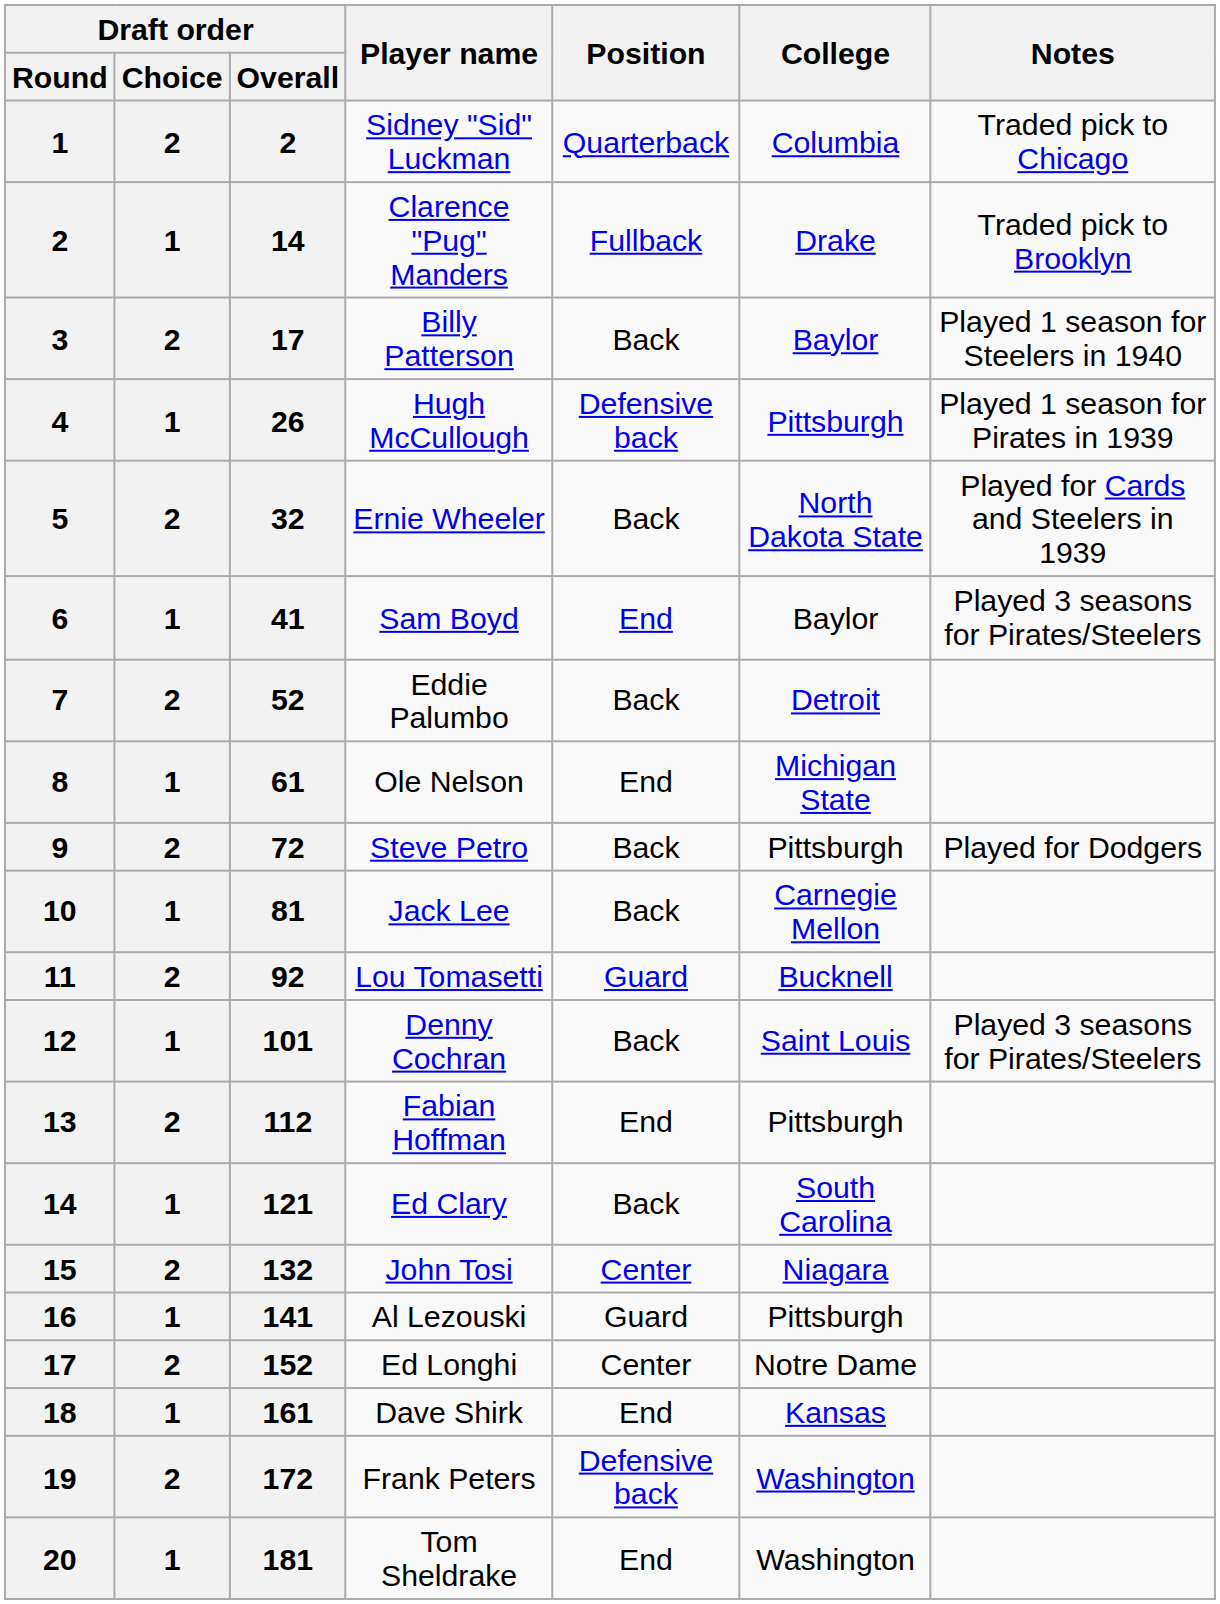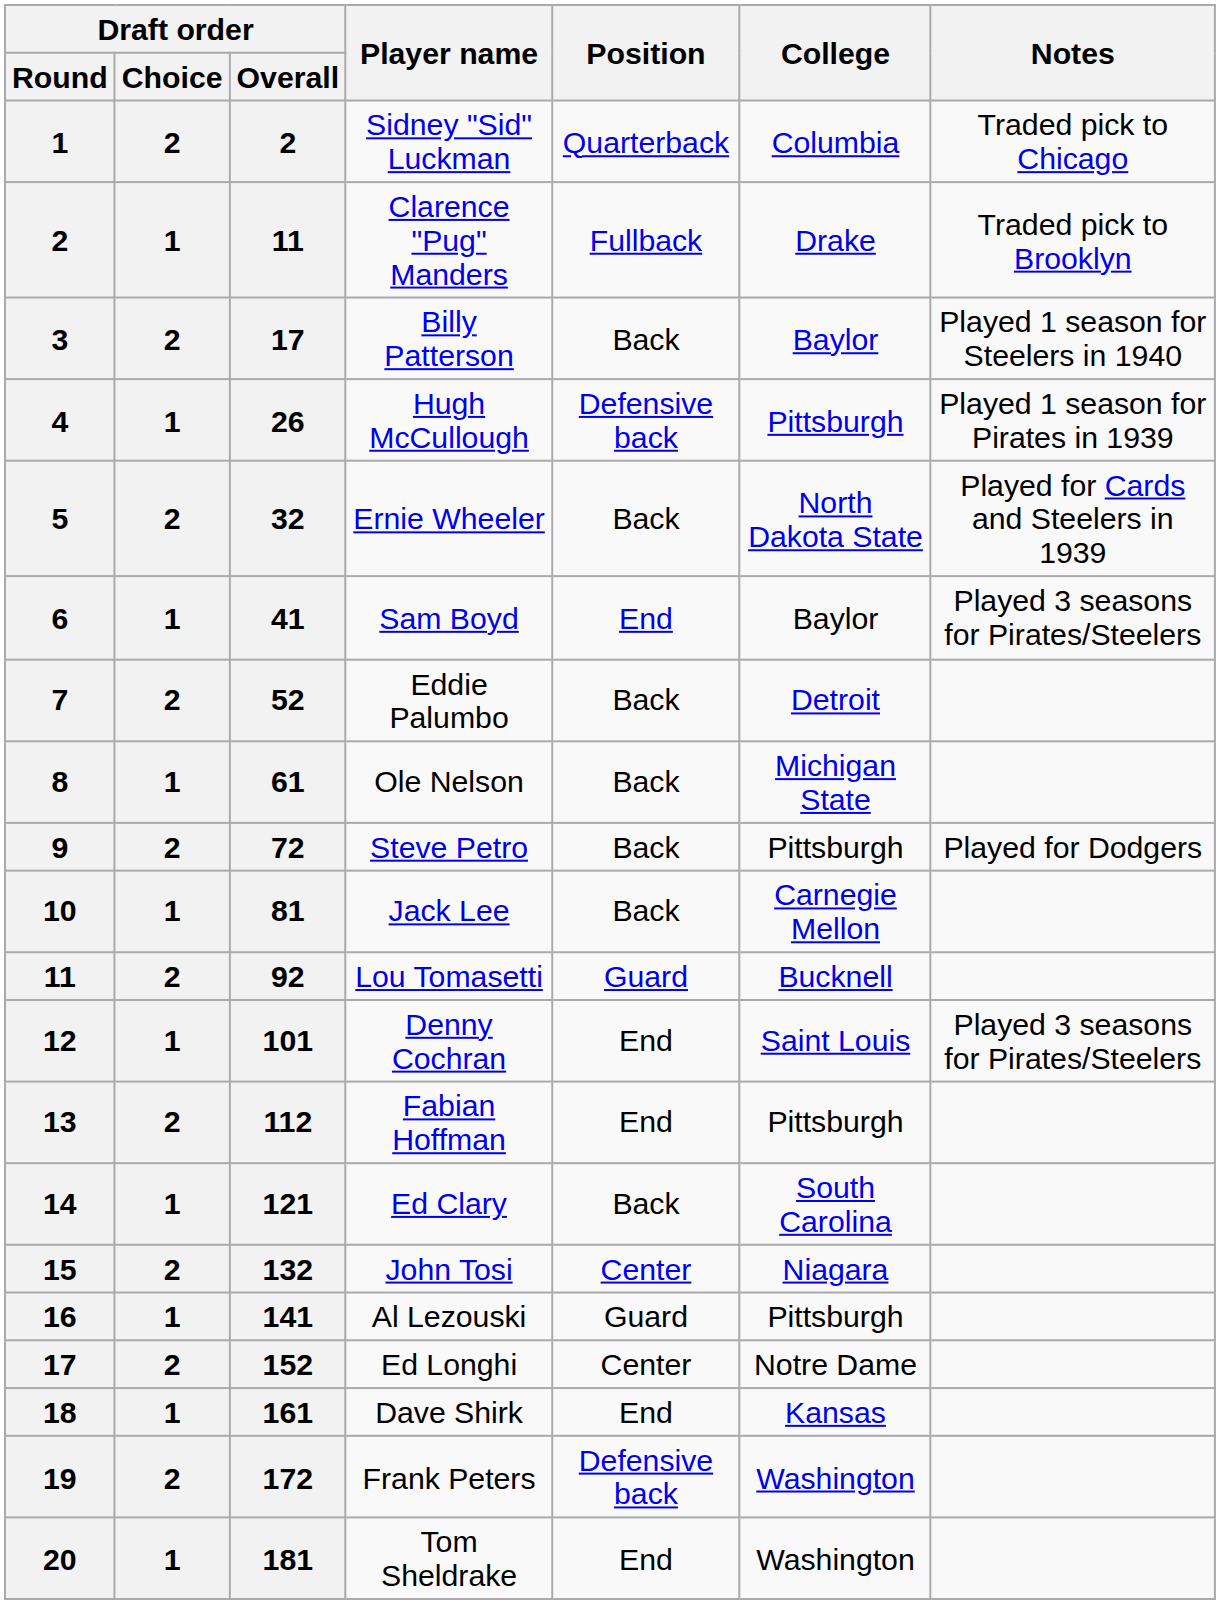(288, 240) 14 -> (288, 240) 11
(646, 781) End -> (646, 781) Back
(646, 1041) Back -> (646, 1041) End
